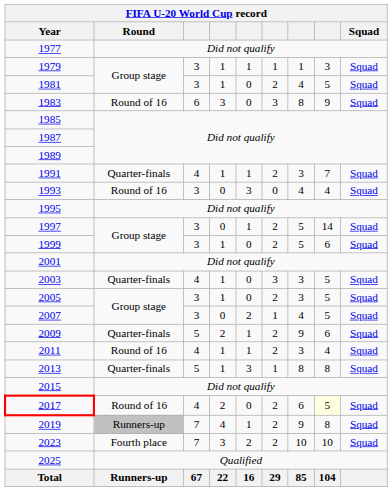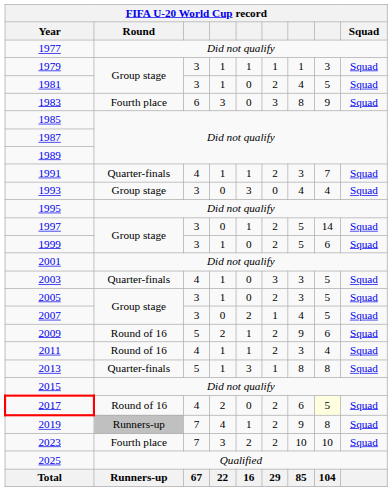(139, 102) Round of 16 -> (139, 102) Fourth place
(139, 191) Round of 16 -> (139, 191) Group stage
(139, 333) Quarter-finals -> (139, 333) Round of 16
